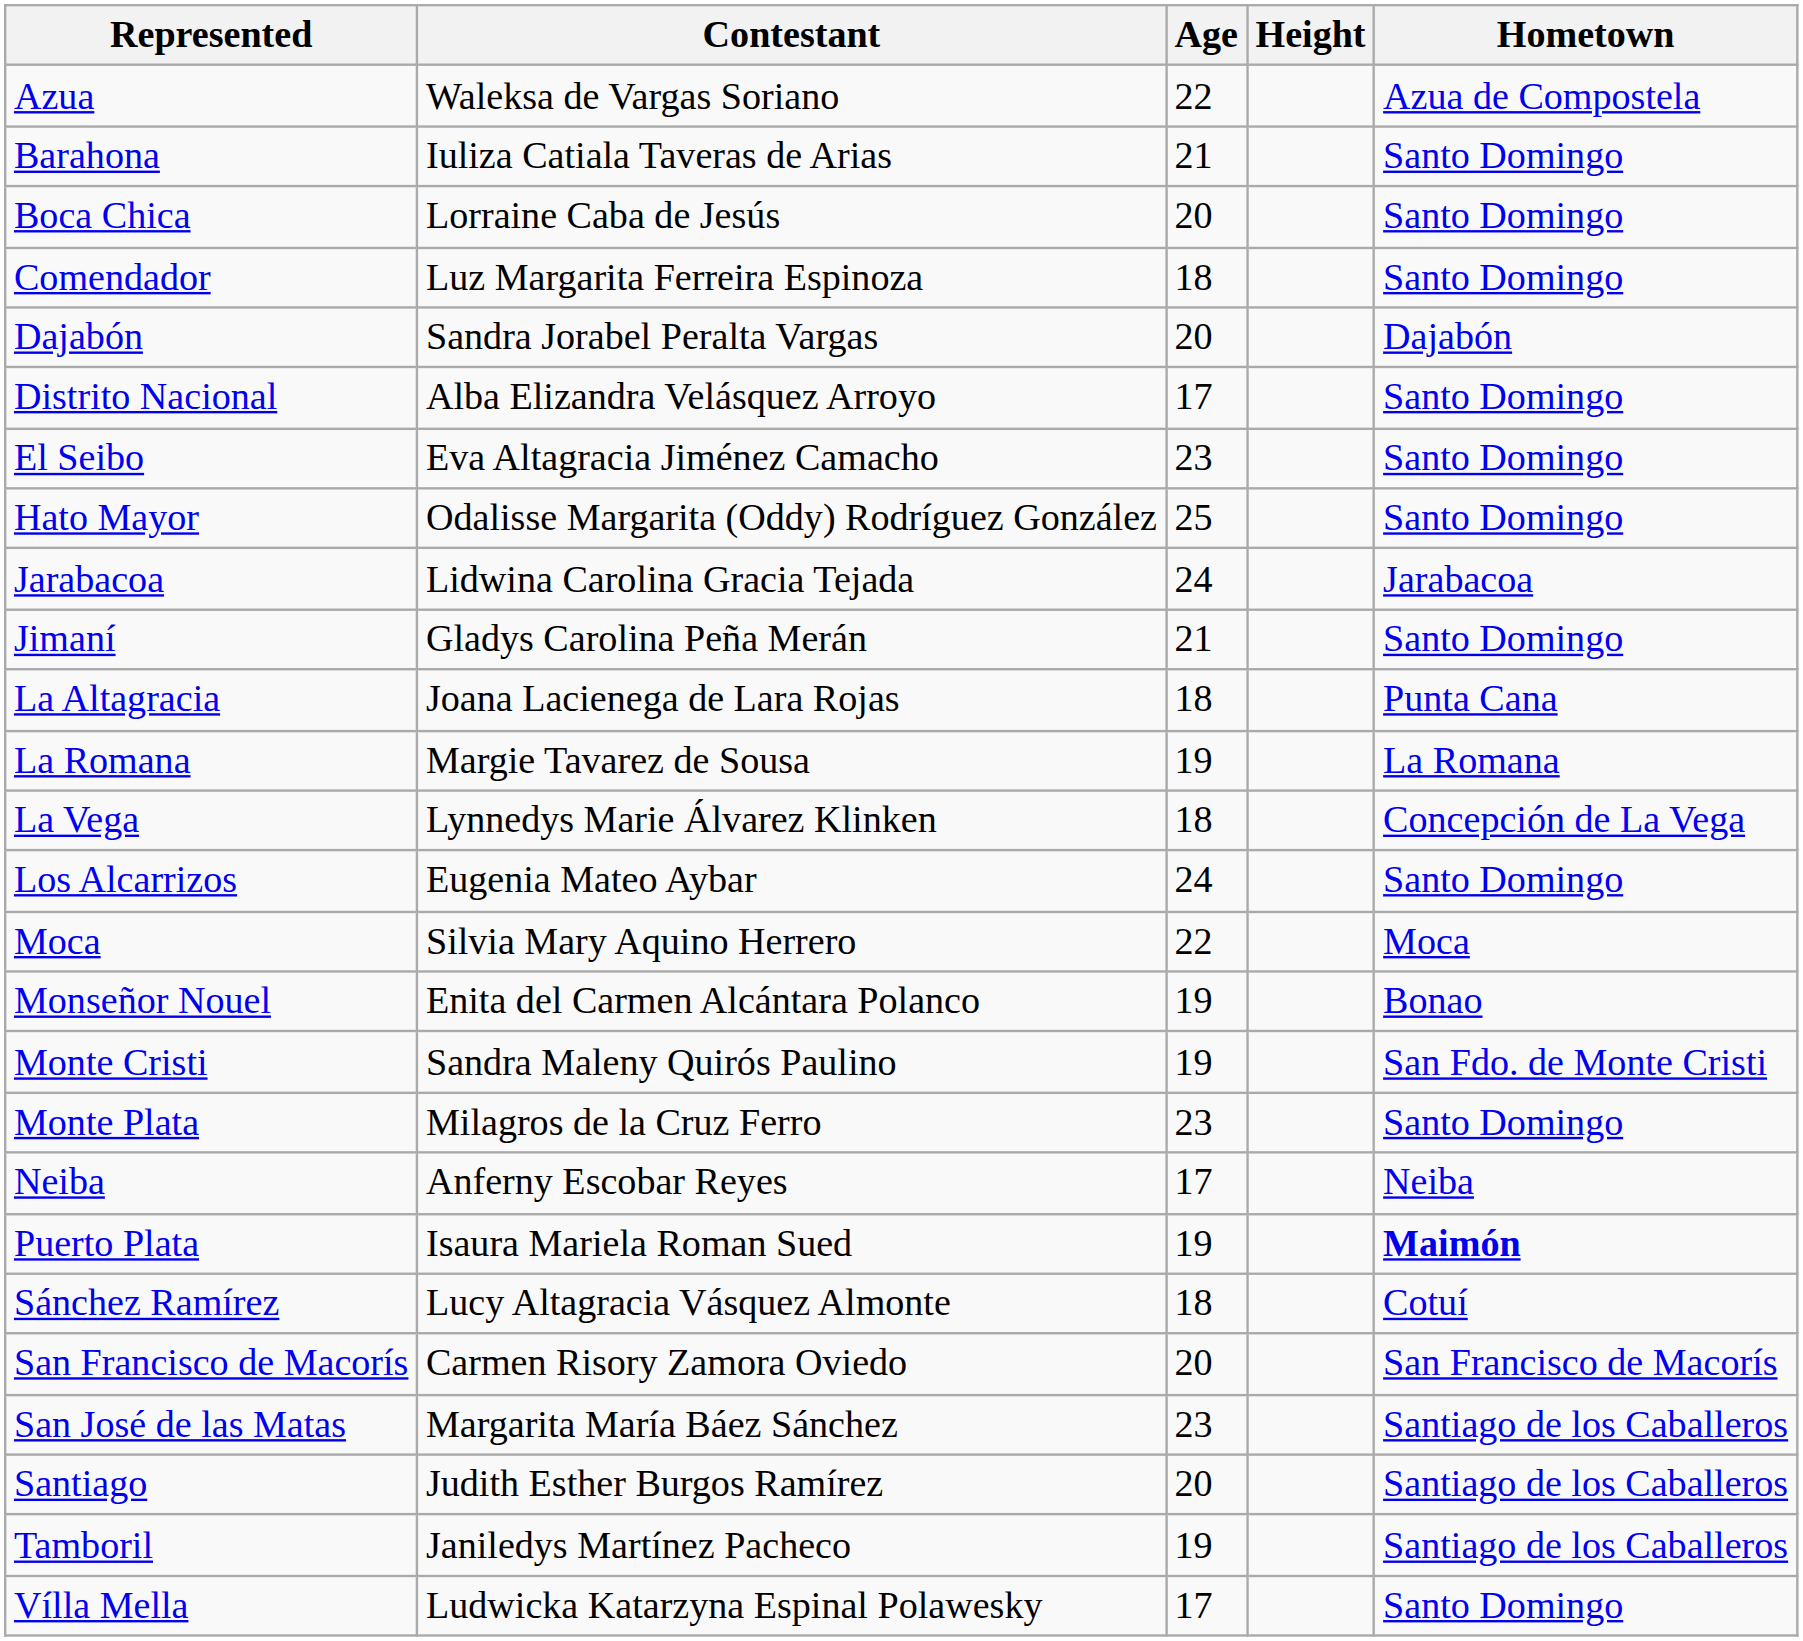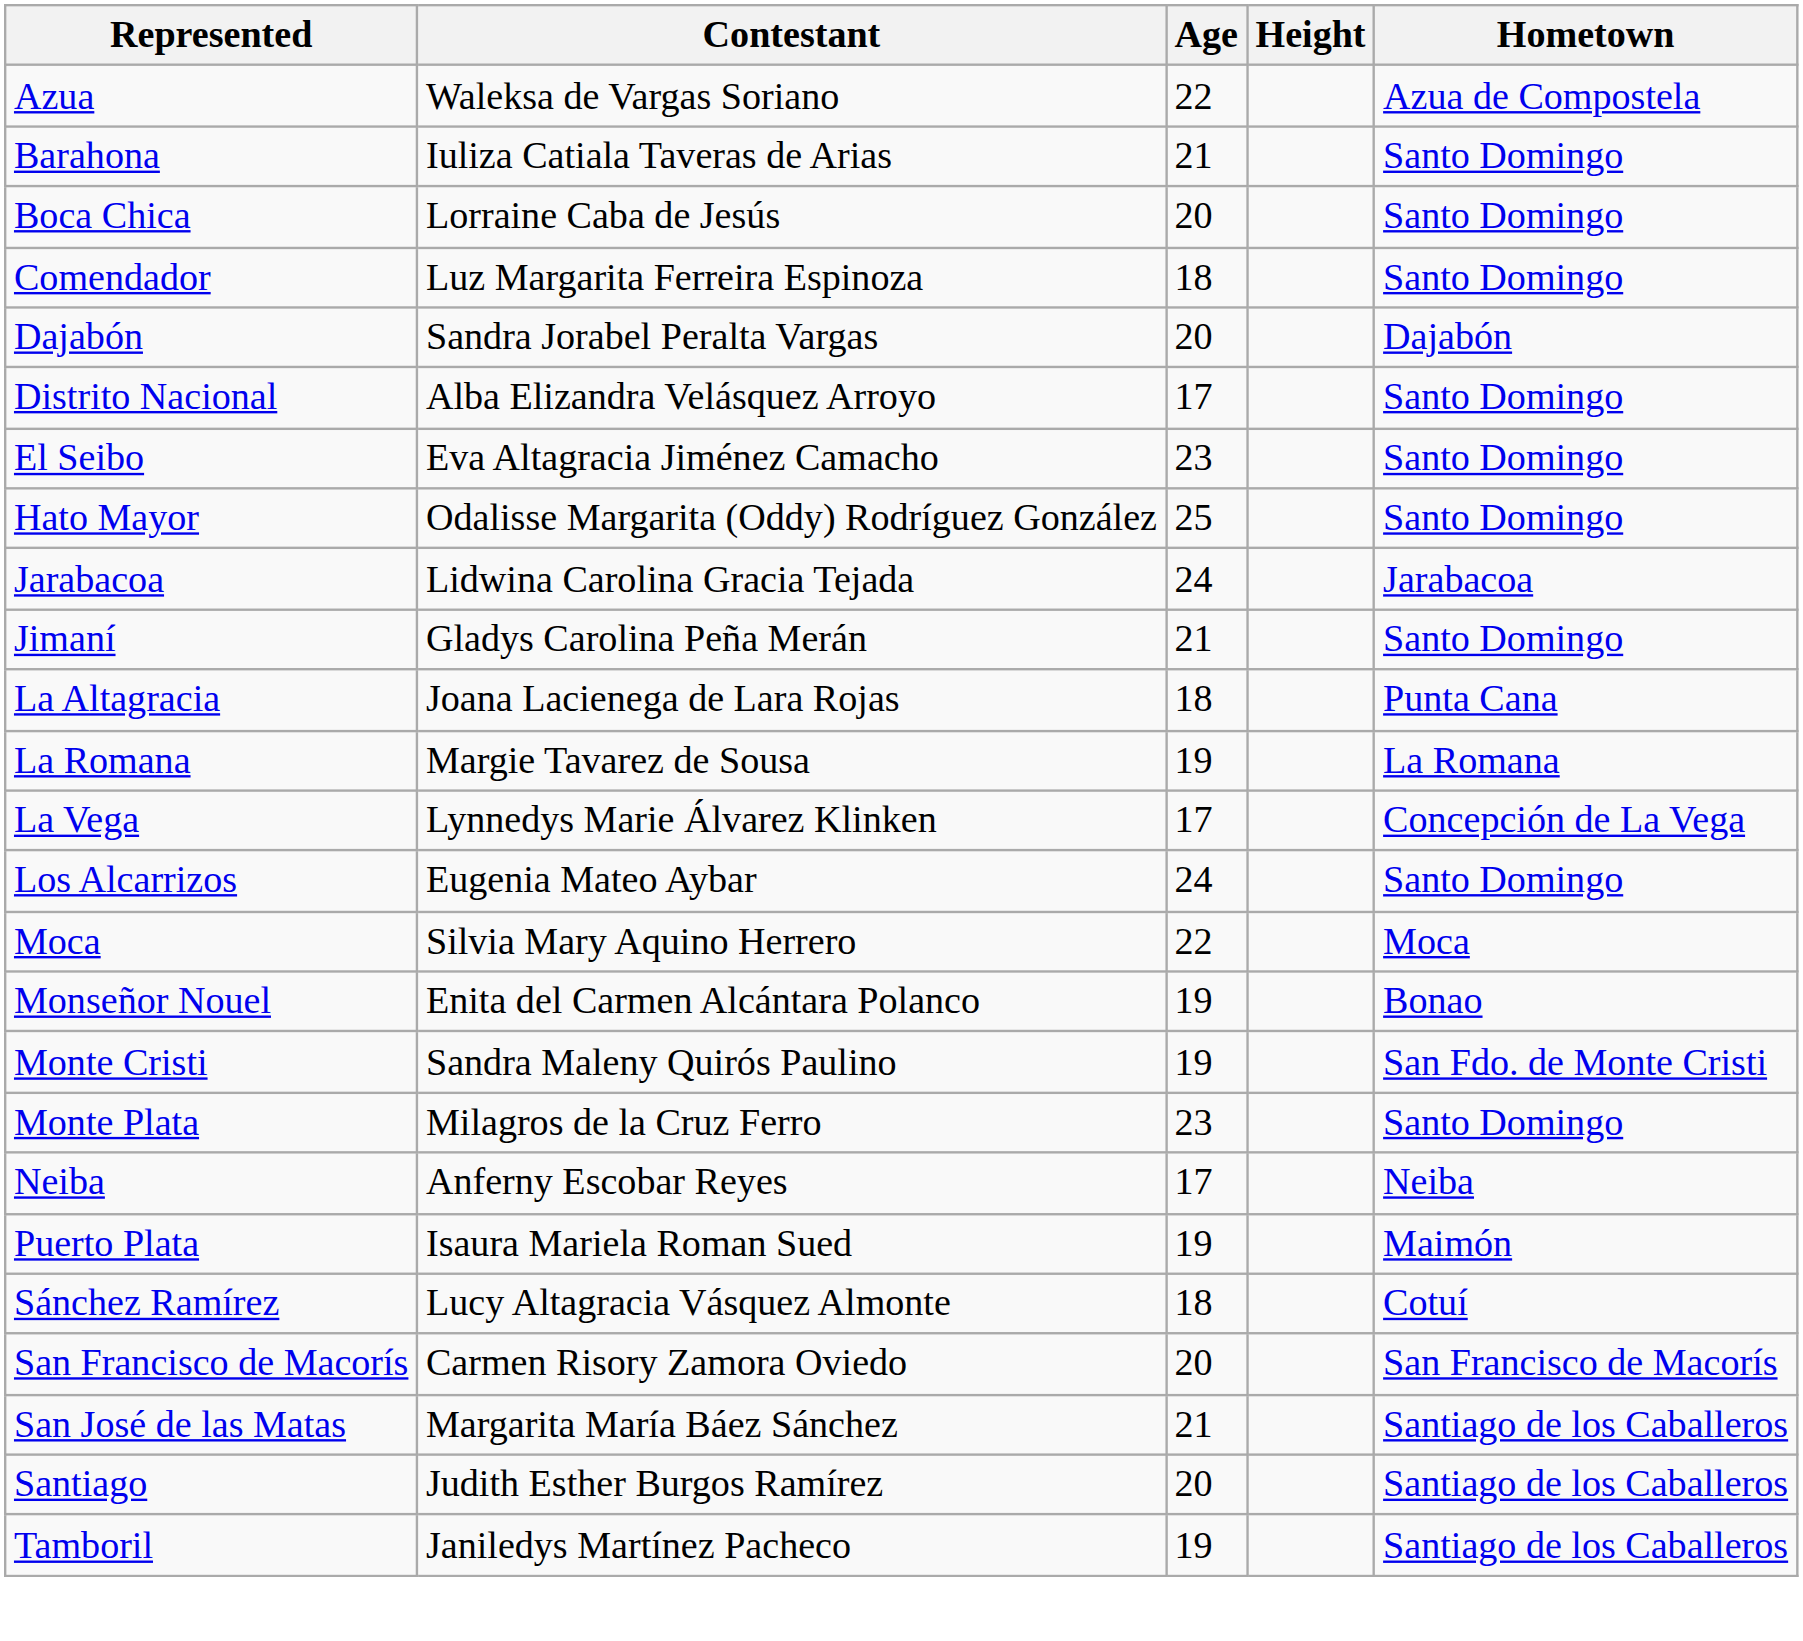(1194, 819) 18 -> (1194, 819) 17
(1452, 1242) bold -> (1448, 1242) normal
(1194, 1423) 23 -> (1194, 1423) 21
- row: (101, 1604)
